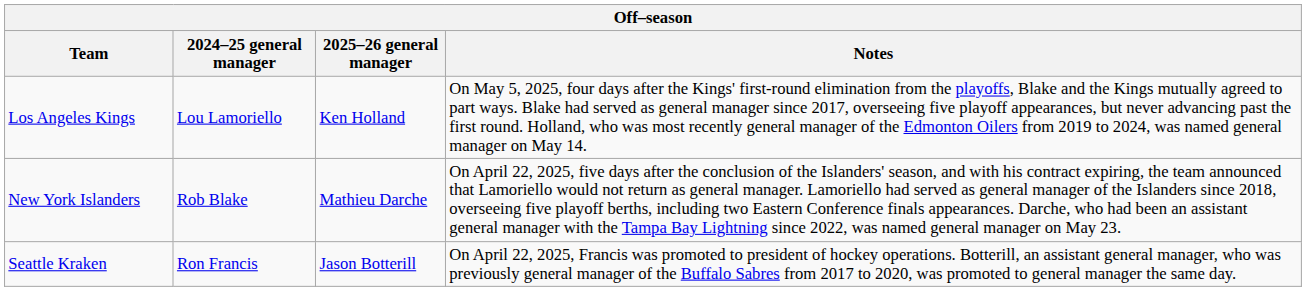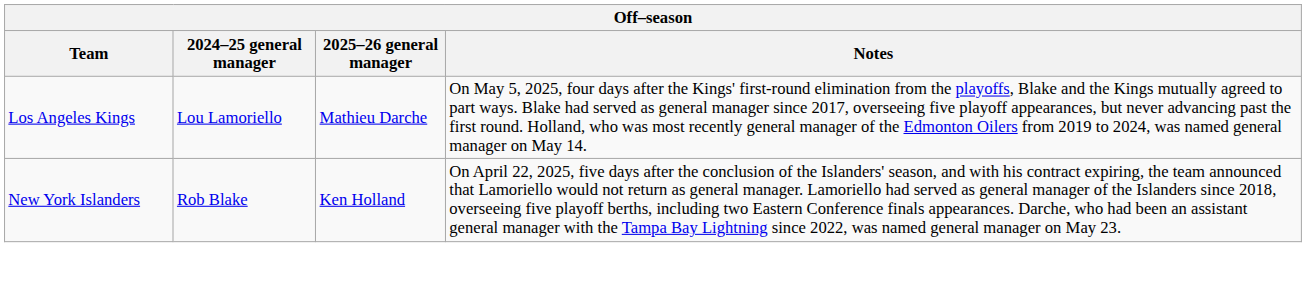(362, 117) Ken Holland -> (373, 117) Mathieu Darche
(373, 199) Mathieu Darche -> (362, 199) Ken Holland
- row: (58, 263)
